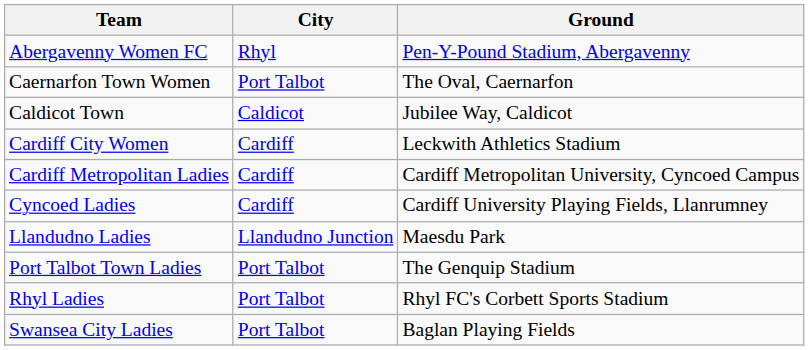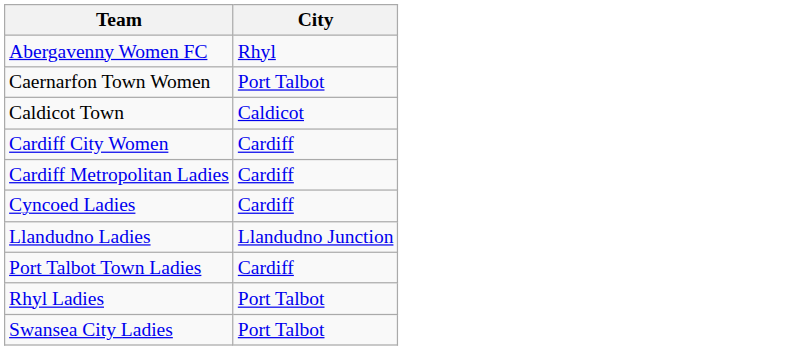- column: (601, 19)
(281, 267) Port Talbot -> (266, 267) Cardiff
